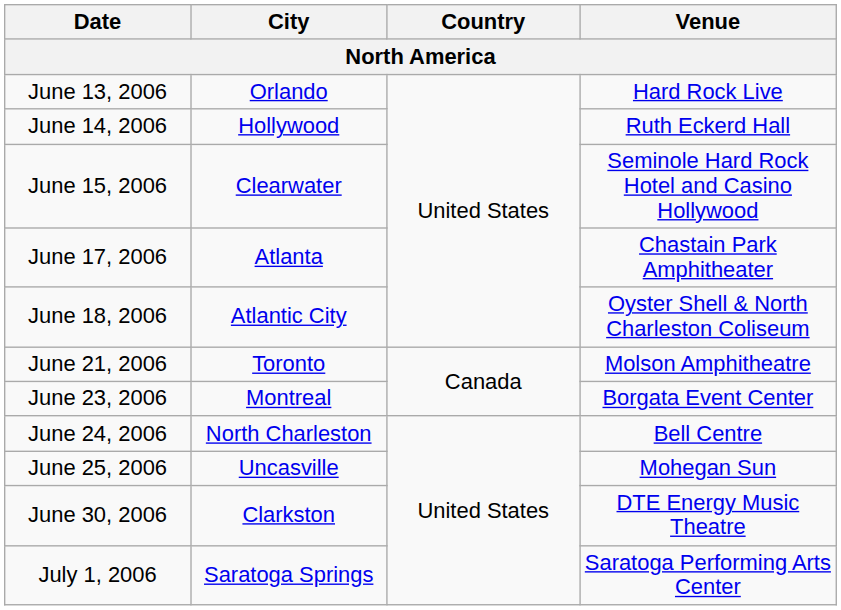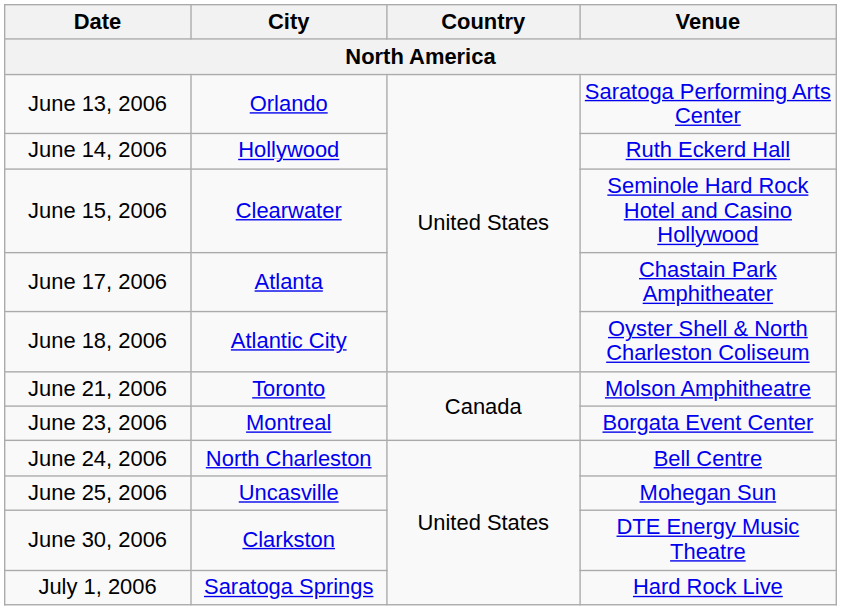(708, 91) Hard Rock Live -> (708, 103) Saratoga Performing Arts Center
(708, 574) Saratoga Performing Arts Center -> (708, 587) Hard Rock Live
